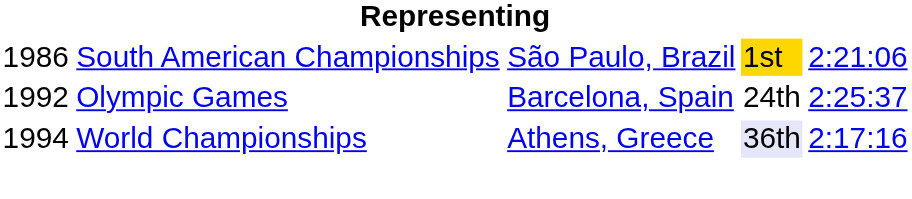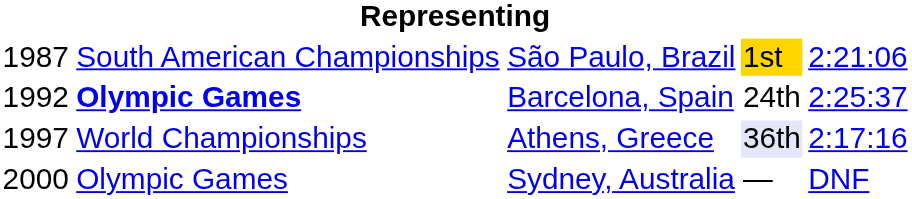(36, 56) 1986 -> (36, 56) 1987
(182, 97) normal -> (189, 97) bold
(36, 138) 1994 -> (36, 138) 1997
+ row: (621, 179)
